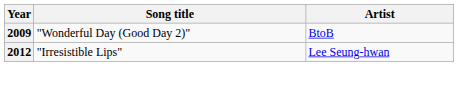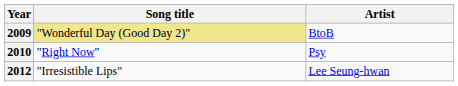(113, 33) no background -> (113, 33) khaki background
+ row: (19, 52)
